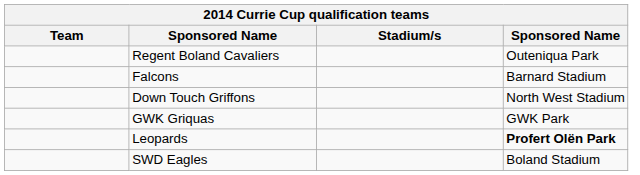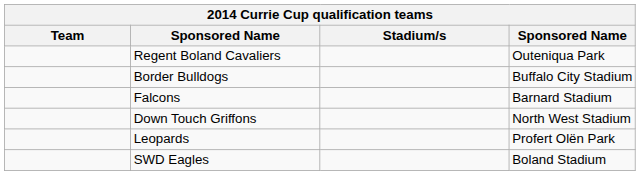+ row: (181, 77)
- row: (173, 118)
(561, 139) bold -> (564, 139) normal
